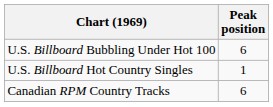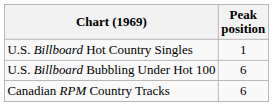rows swapped: (100, 70) <-> (111, 49)
